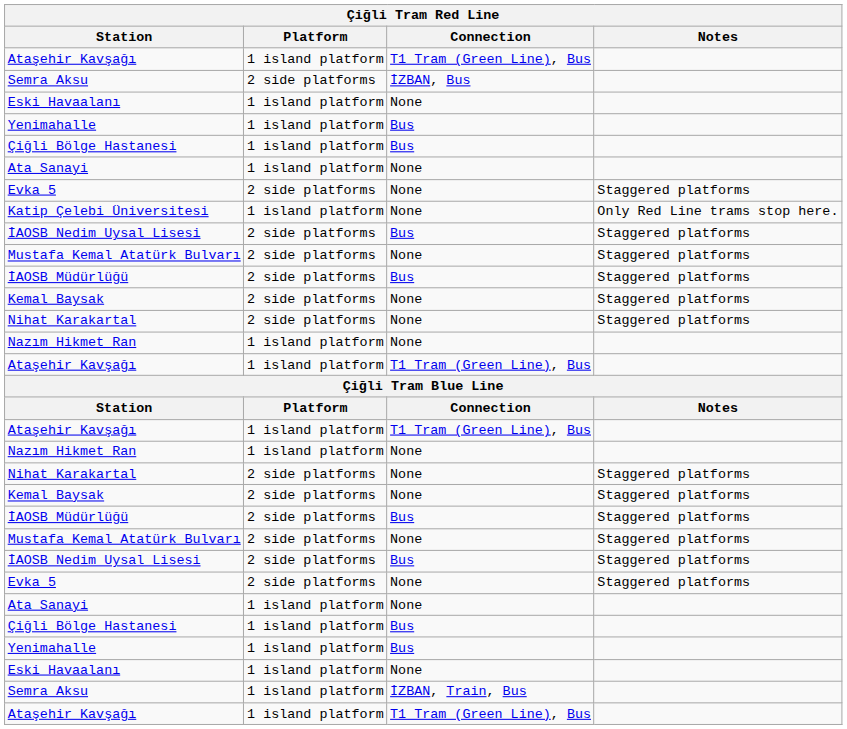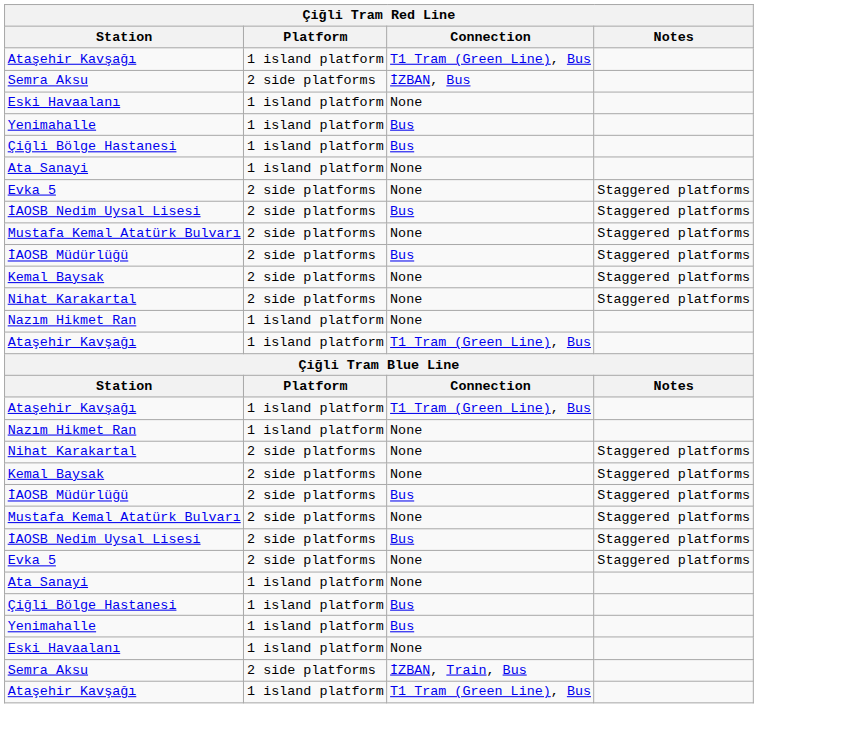- row: (108, 212)
(315, 692) 1 island platform -> (311, 670) 2 side platforms
